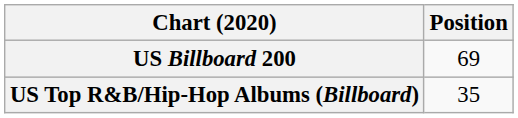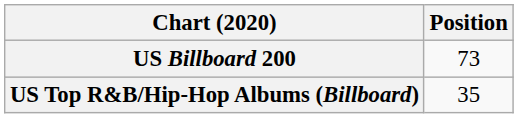(469, 58) 69 -> (469, 58) 73
